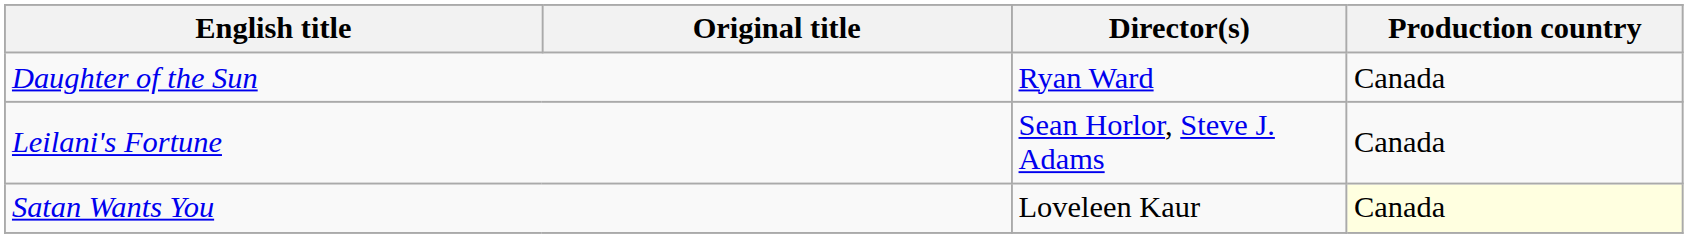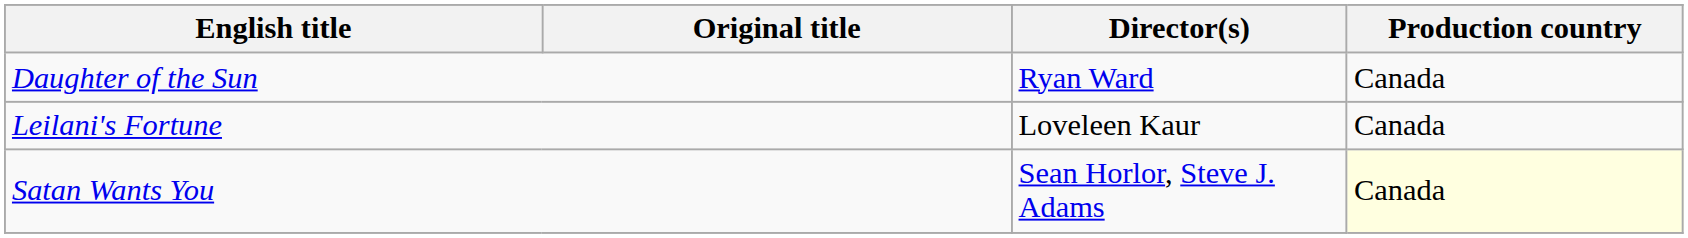(1147, 142) Sean Horlor, Steve J. Adams -> (1109, 125) Loveleen Kaur
(1109, 207) Loveleen Kaur -> (1147, 190) Sean Horlor, Steve J. Adams
